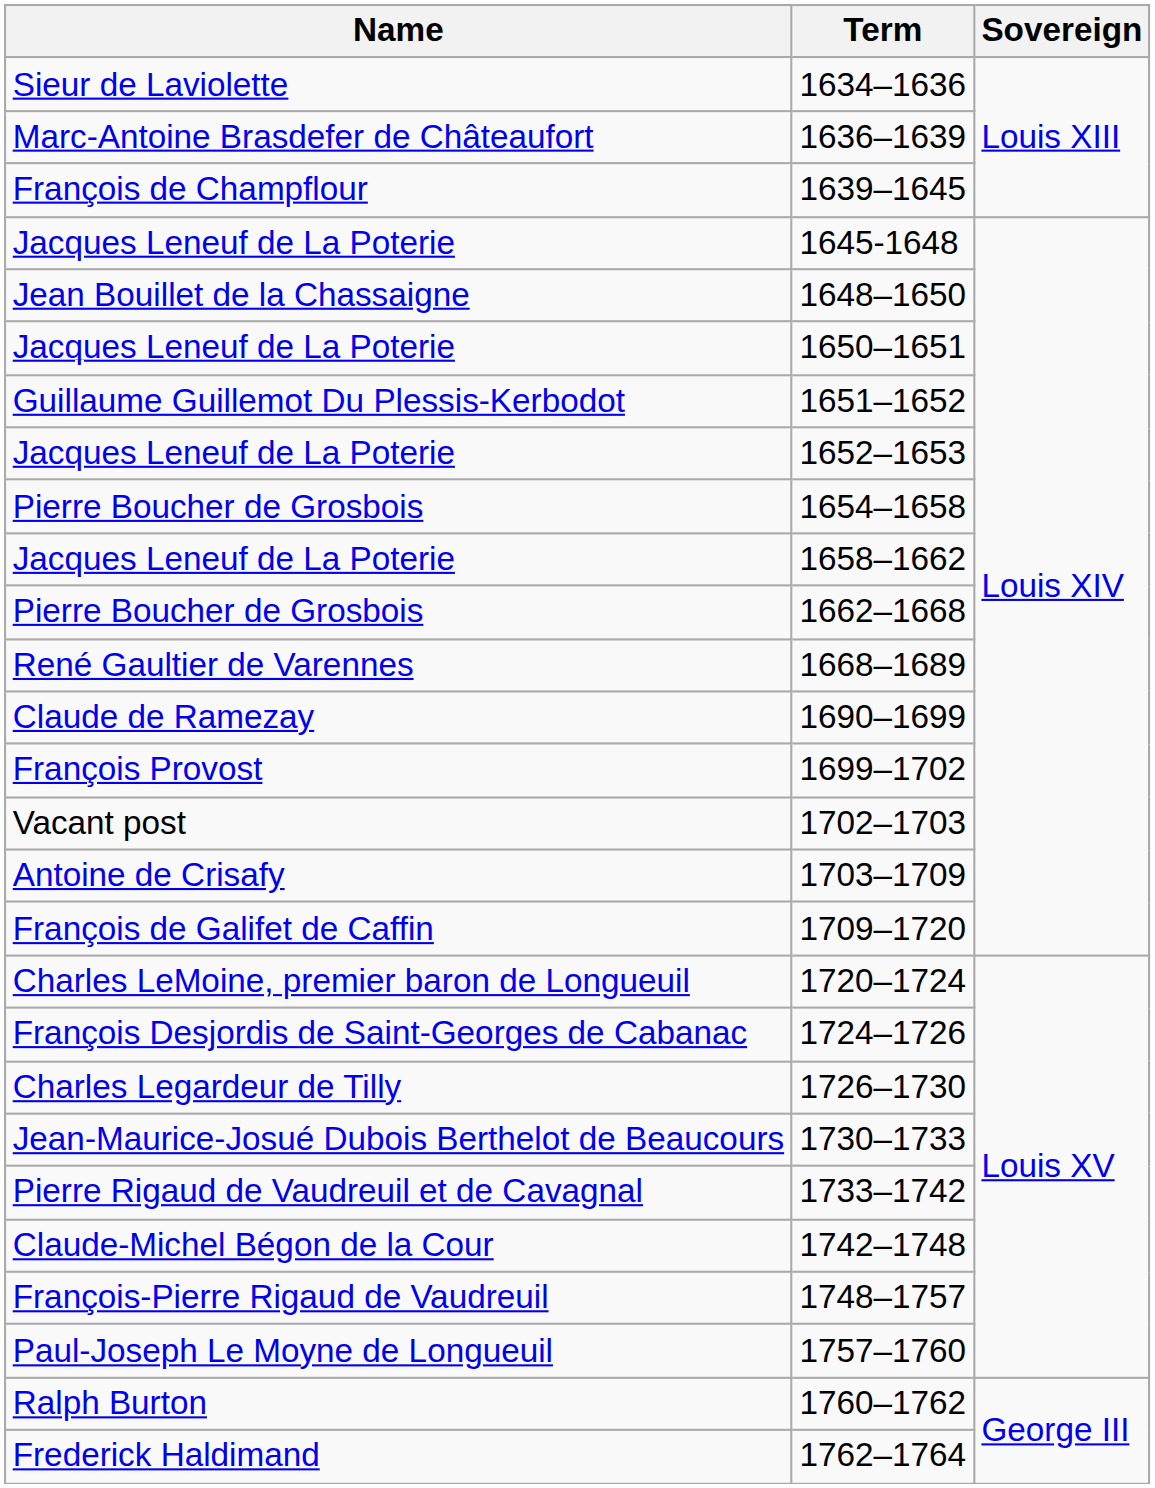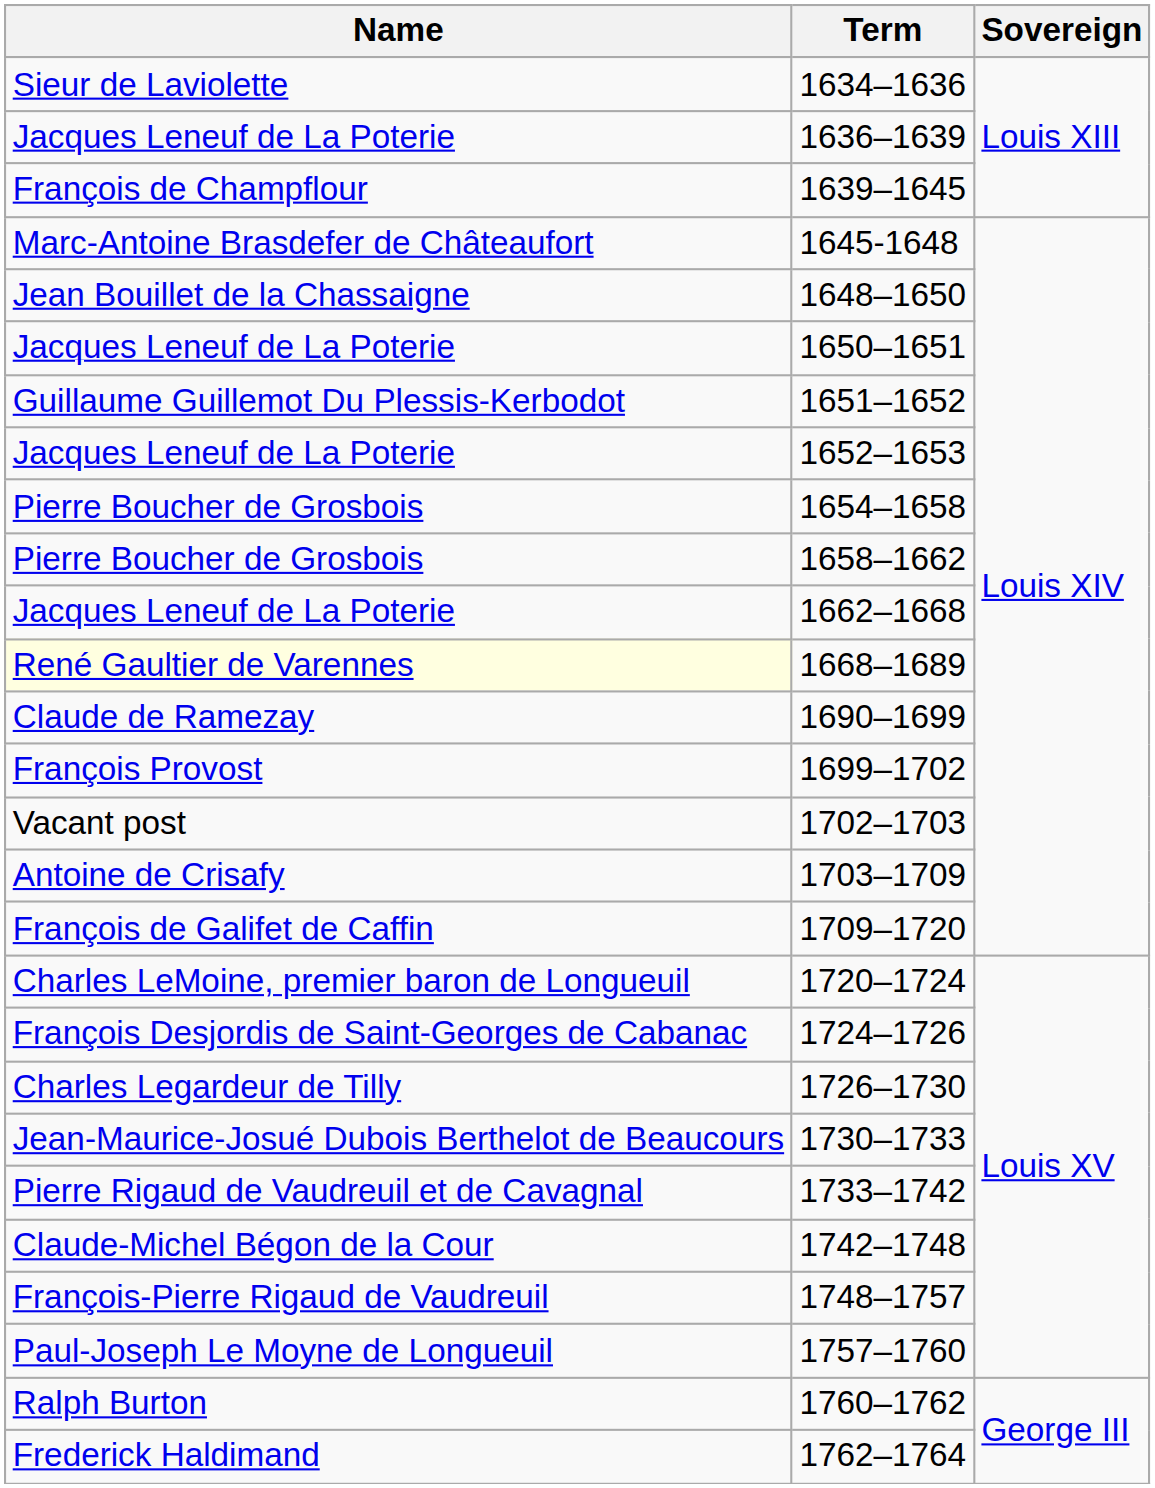(303, 136) Marc-Antoine Brasdefer de Châteaufort -> (234, 136) Jacques Leneuf de La Poterie
(234, 242) Jacques Leneuf de La Poterie -> (303, 242) Marc-Antoine Brasdefer de Châteaufort
(234, 558) Jacques Leneuf de La Poterie -> (218, 558) Pierre Boucher de Grosbois
(218, 611) Pierre Boucher de Grosbois -> (234, 611) Jacques Leneuf de La Poterie
(213, 664) no background -> (213, 664) lightyellow background
